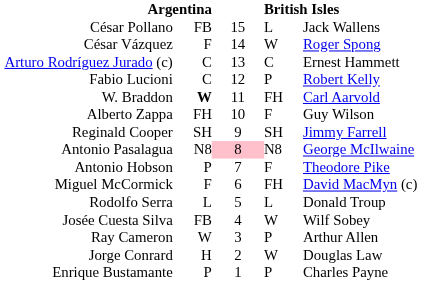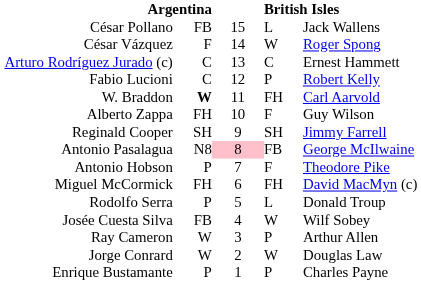(273, 149) N8 -> (273, 149) FB
(208, 184) F -> (202, 184) FH
(207, 202) L -> (208, 202) P
(206, 254) H -> (205, 254) W
